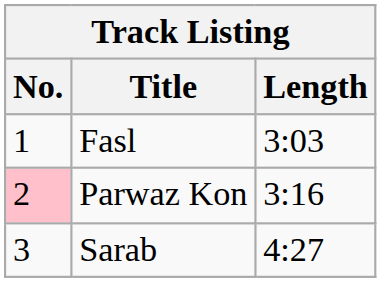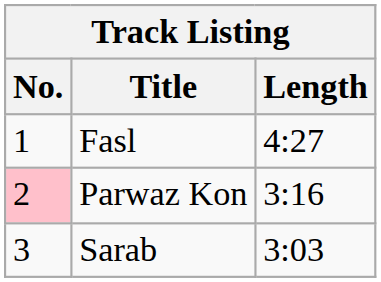(294, 140) 3:03 -> (294, 140) 4:27
(294, 248) 4:27 -> (294, 248) 3:03
